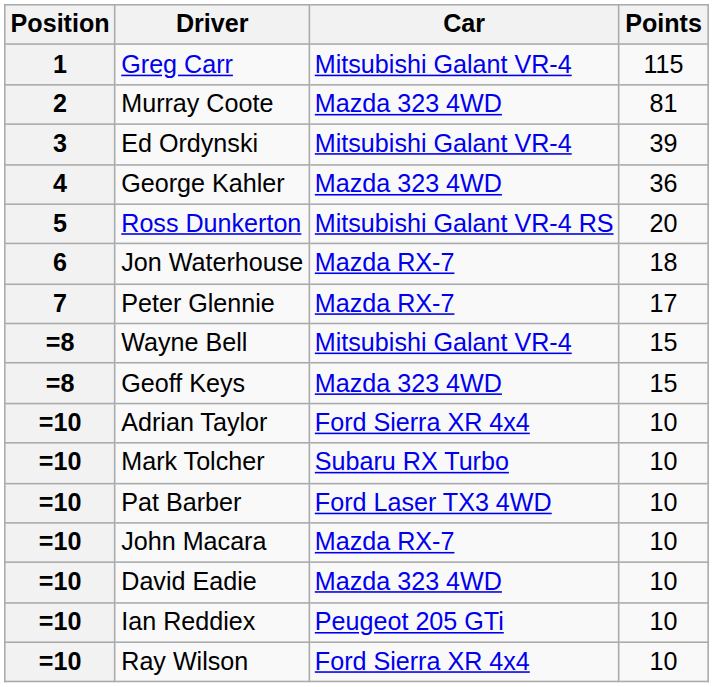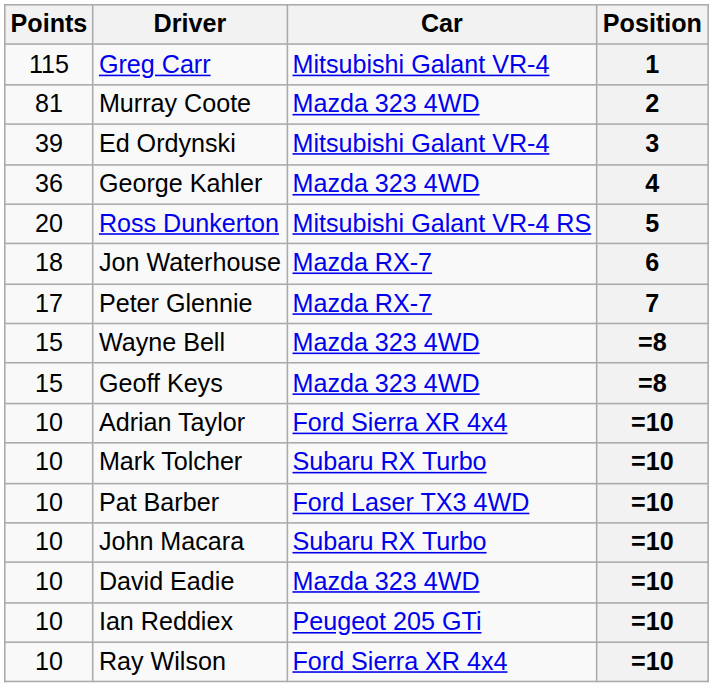columns swapped: (60, 24) <-> (664, 24)
(443, 343) Mitsubishi Galant VR-4 -> (386, 343) Mazda 323 4WD
(385, 542) Mazda RX-7 -> (390, 542) Subaru RX Turbo
